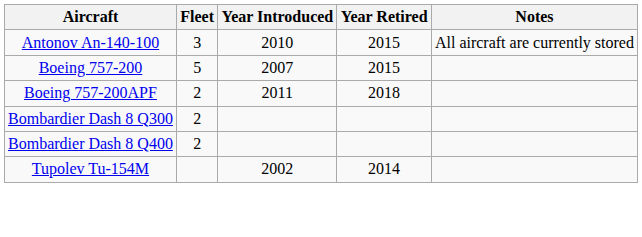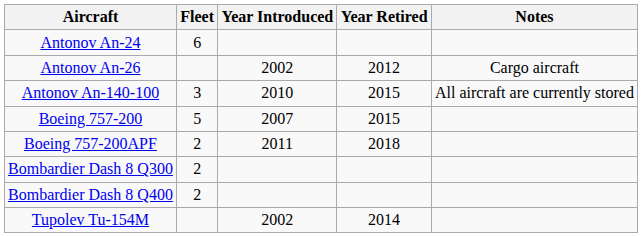+ row: (90, 42)
+ row: (90, 67)
